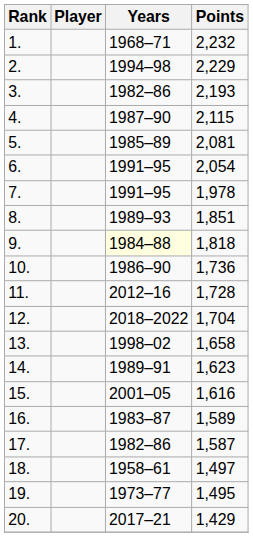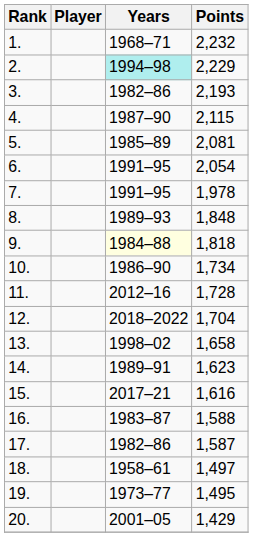(140, 67) no background -> (140, 67) paleturquoise background
(215, 218) 1,851 -> (215, 218) 1,848
(215, 268) 1,736 -> (215, 268) 1,734
(140, 393) 2001–05 -> (140, 393) 2017–21
(215, 419) 1,589 -> (215, 419) 1,588
(140, 519) 2017–21 -> (140, 519) 2001–05
